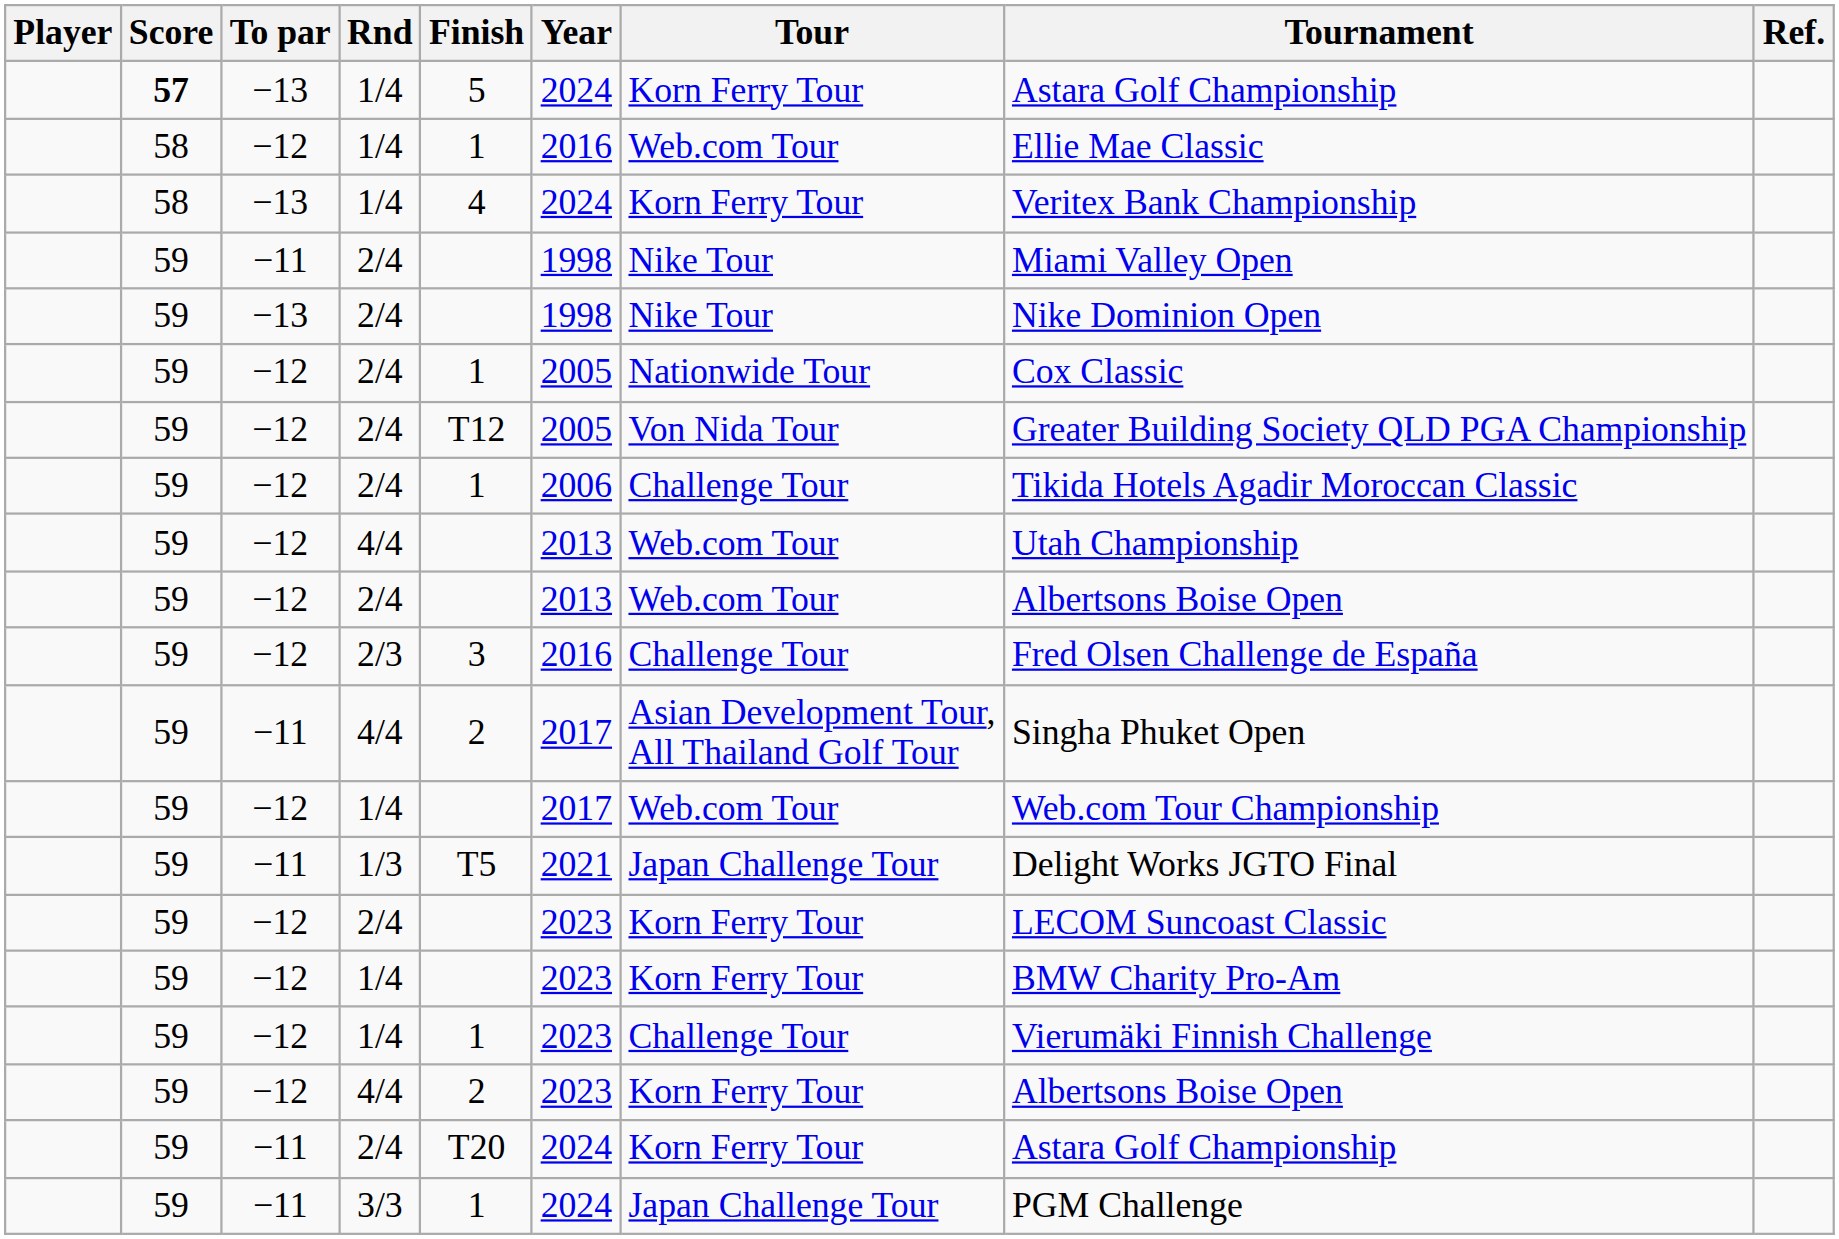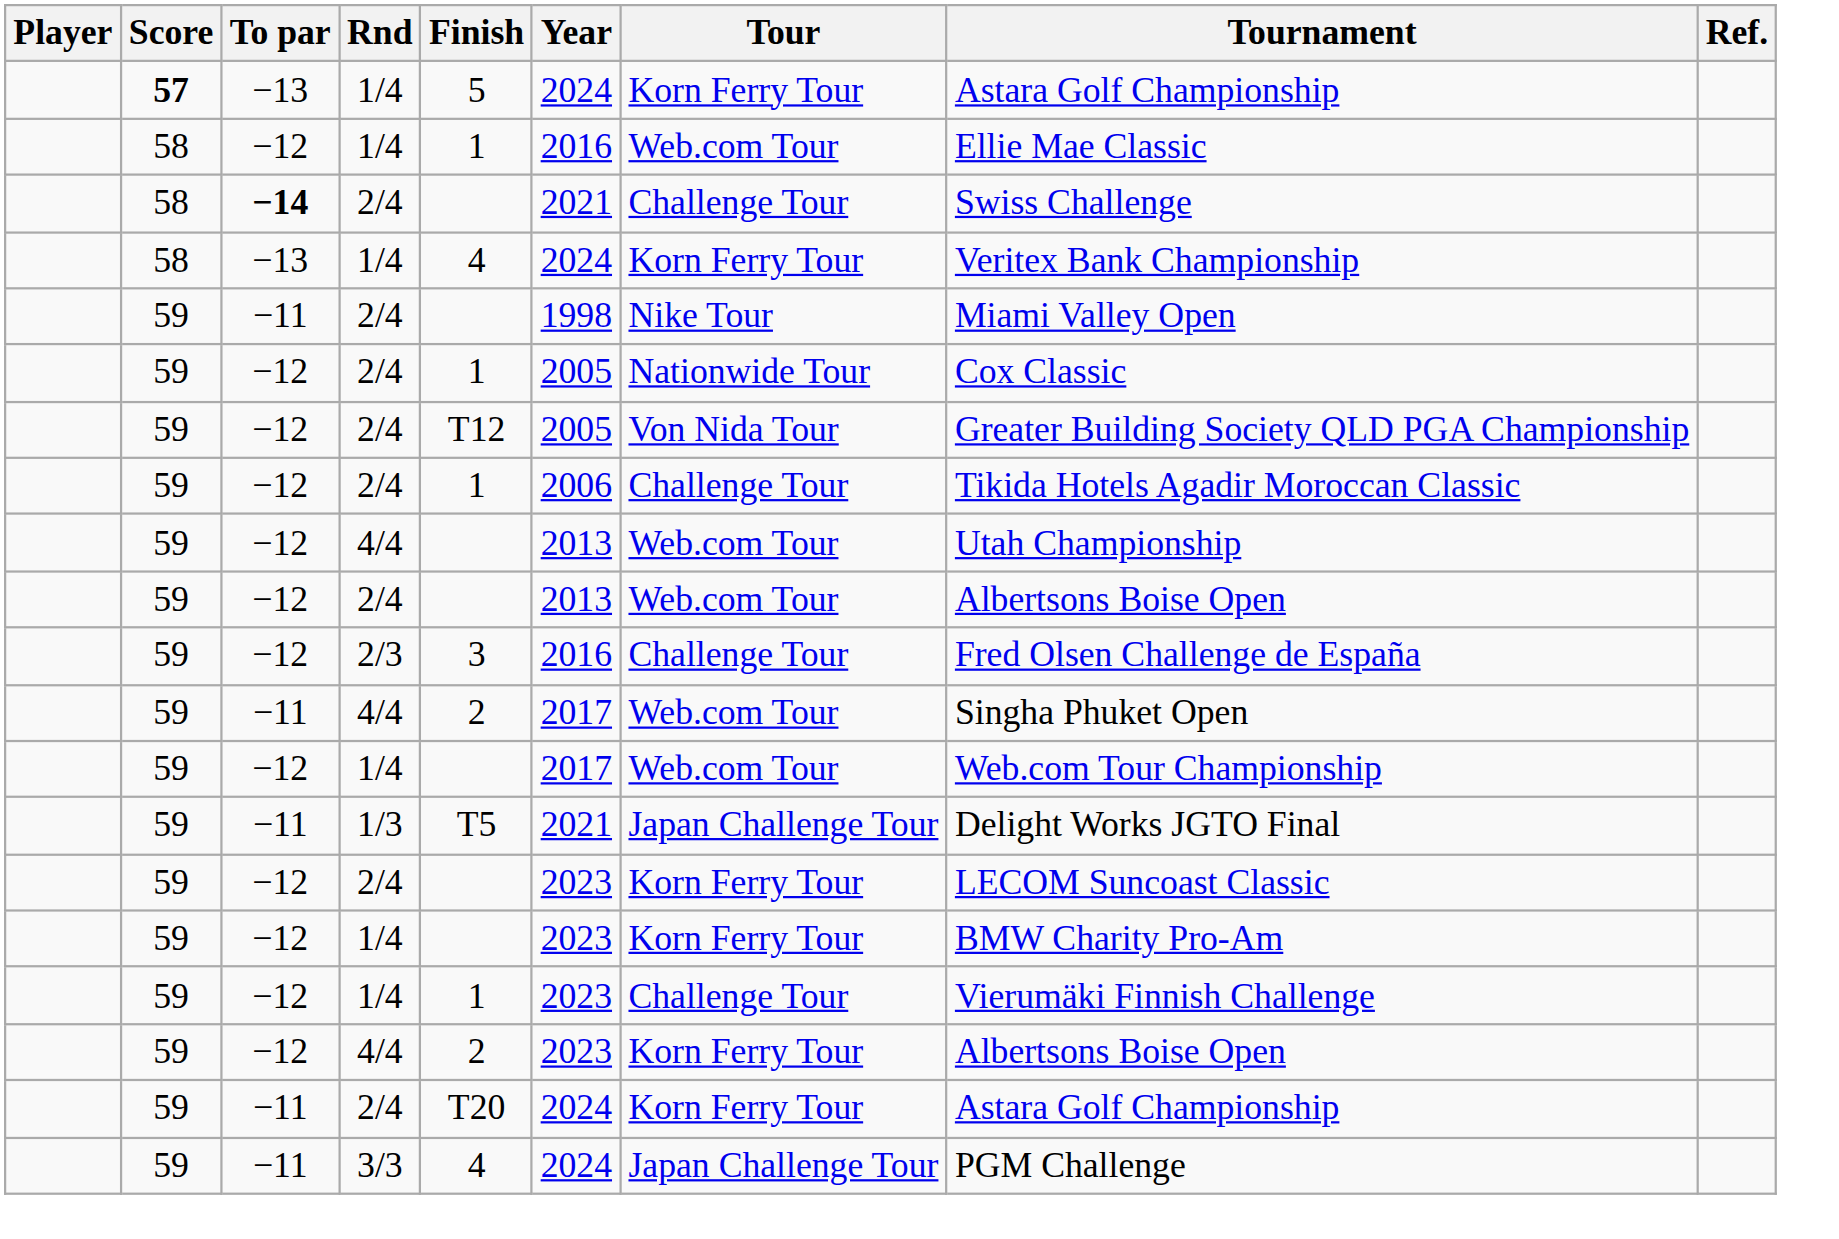+ row: (280, 202)
- row: (280, 315)
(812, 731) Asian Development Tour, All Thailand Golf Tour -> (733, 711) Web.com Tour
(477, 1204) 1 -> (477, 1164) 4
